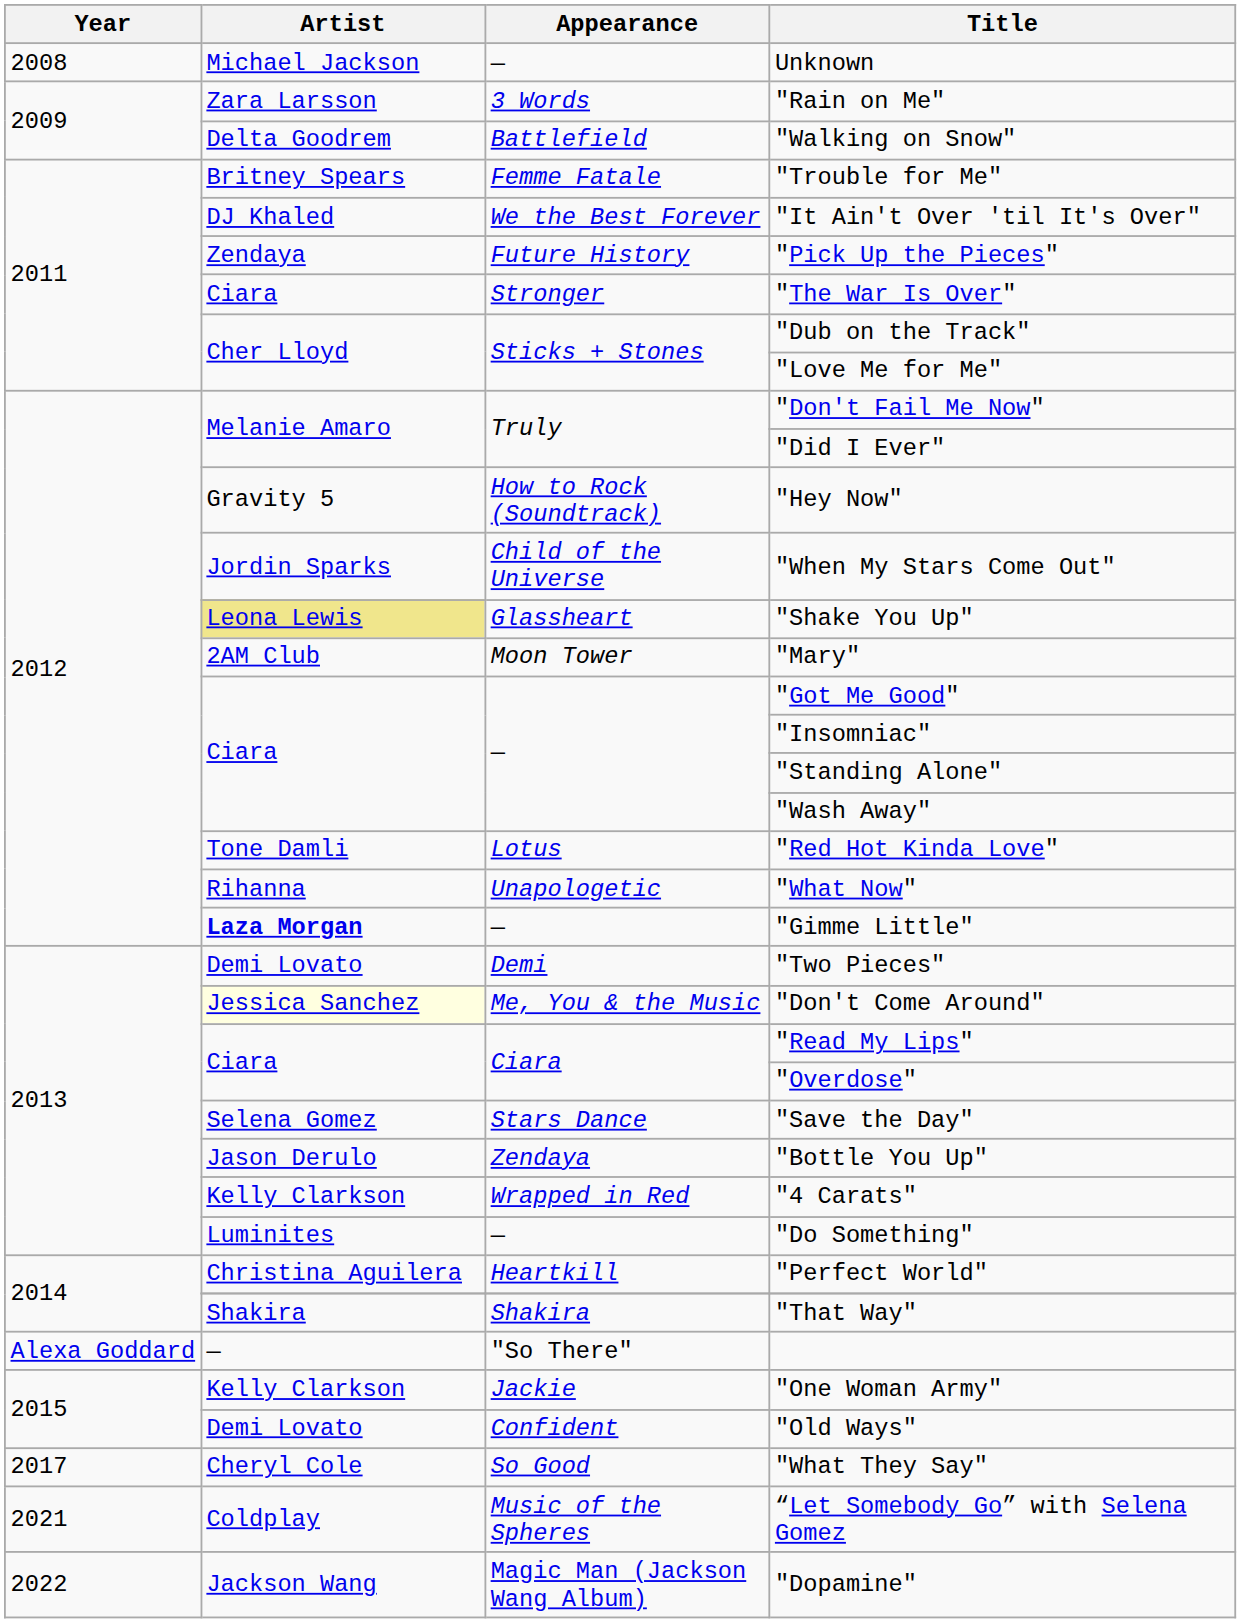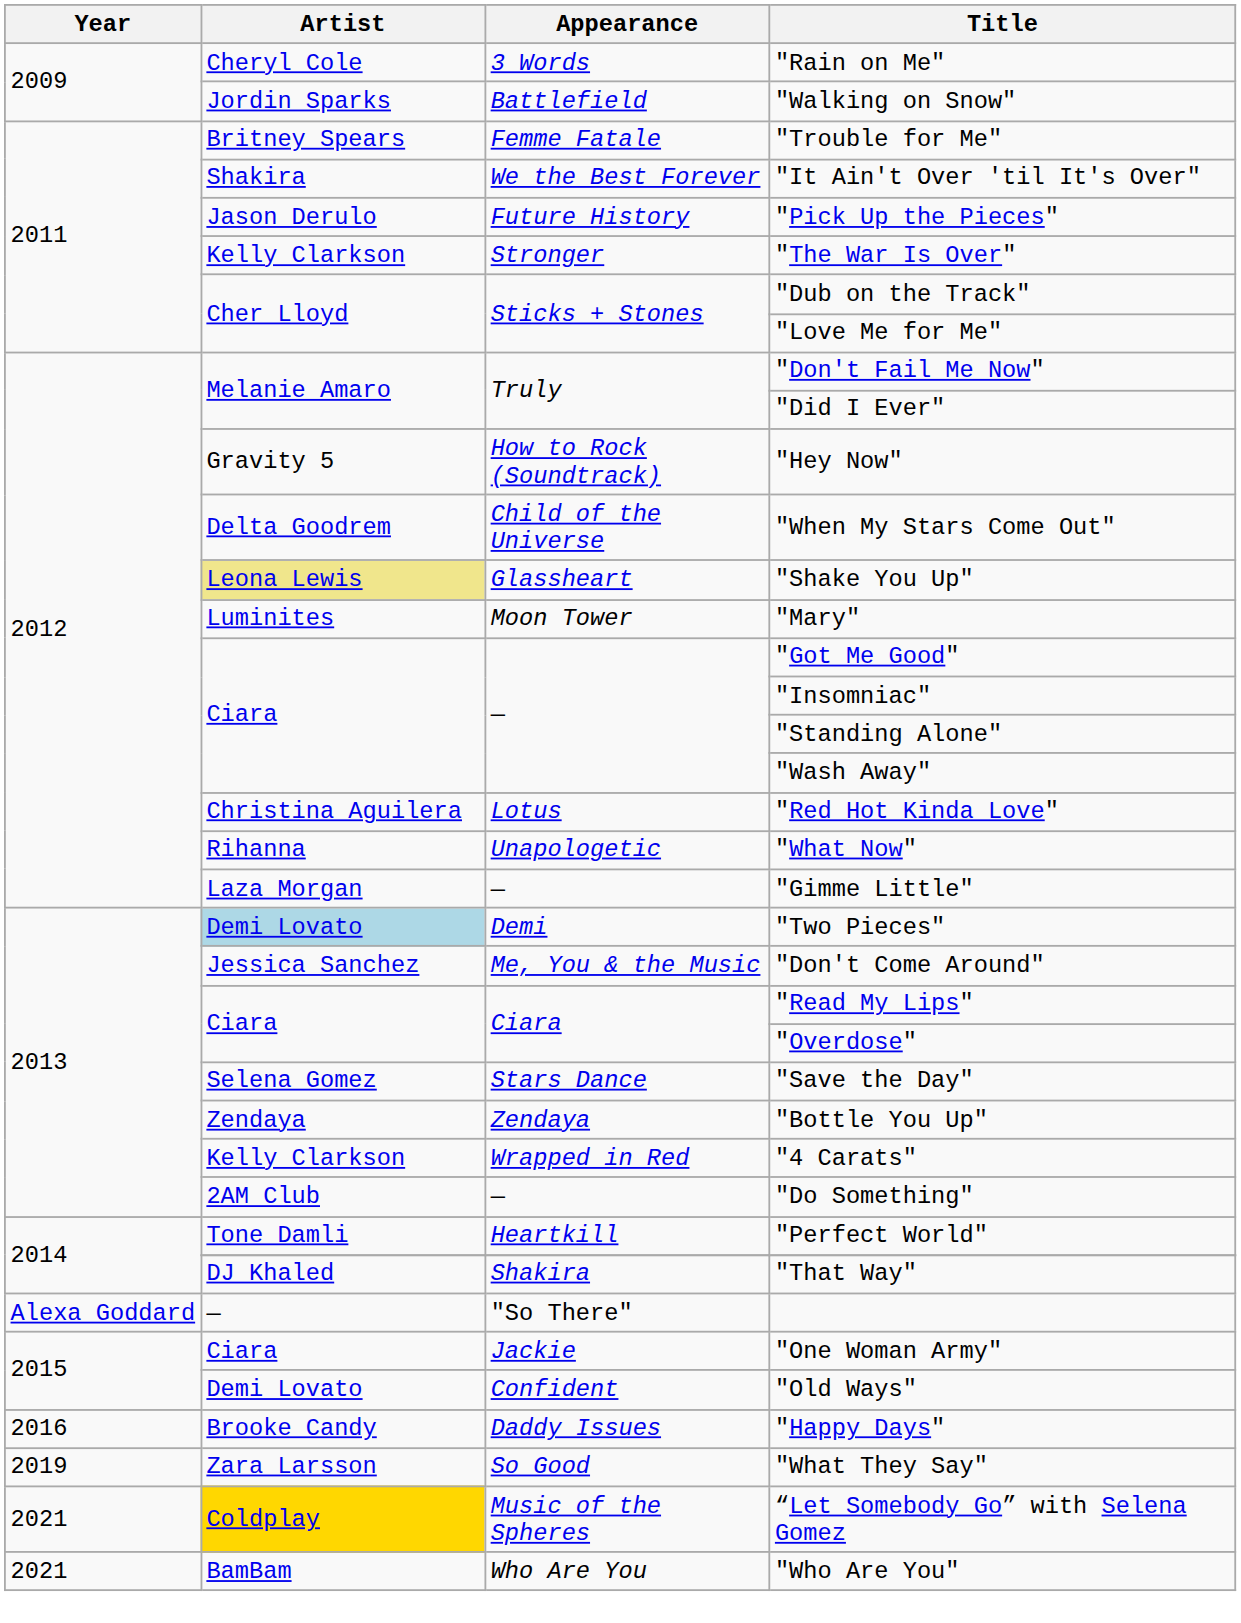- row: (498, 63)
(292, 101) Zara Larsson -> (284, 63) Cheryl Cole
(299, 140) Delta Goodrem -> (299, 101) Jordin Sparks
(270, 217) DJ Khaled -> (256, 178) Shakira
(256, 256) Zendaya -> (292, 217) Jason Derulo
(242, 294) Ciara -> (306, 256) Kelly Clarkson
(299, 566) Jordin Sparks -> (299, 528) Delta Goodrem
(263, 657) 2AM Club -> (270, 619) Luminites
(277, 850) Tone Damli -> (334, 811) Christina Aguilera
(284, 927) bold -> (284, 889) normal
(284, 966) no background -> (284, 927) lightblue background
(313, 1004) lightyellow background -> (313, 966) no background
(292, 1159) Jason Derulo -> (256, 1120) Zendaya
(270, 1236) Luminites -> (263, 1197) 2AM Club
(334, 1274) Christina Aguilera -> (277, 1236) Tone Damli
(256, 1313) Shakira -> (270, 1274) DJ Khaled
(306, 1390) Kelly Clarkson -> (242, 1351) Ciara
+ row: (576, 1428)
(39, 1467) 2017 -> (39, 1467) 2019
(284, 1467) Cheryl Cole -> (292, 1467) Zara Larsson
(263, 1519) no background -> (263, 1519) gold background
+ row: (569, 1571)
- row: (618, 1585)
